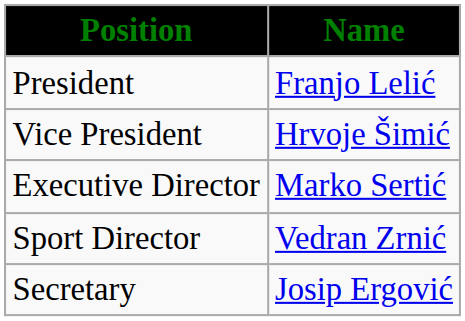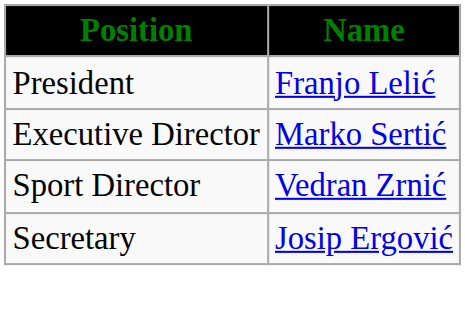- row: (107, 133)
